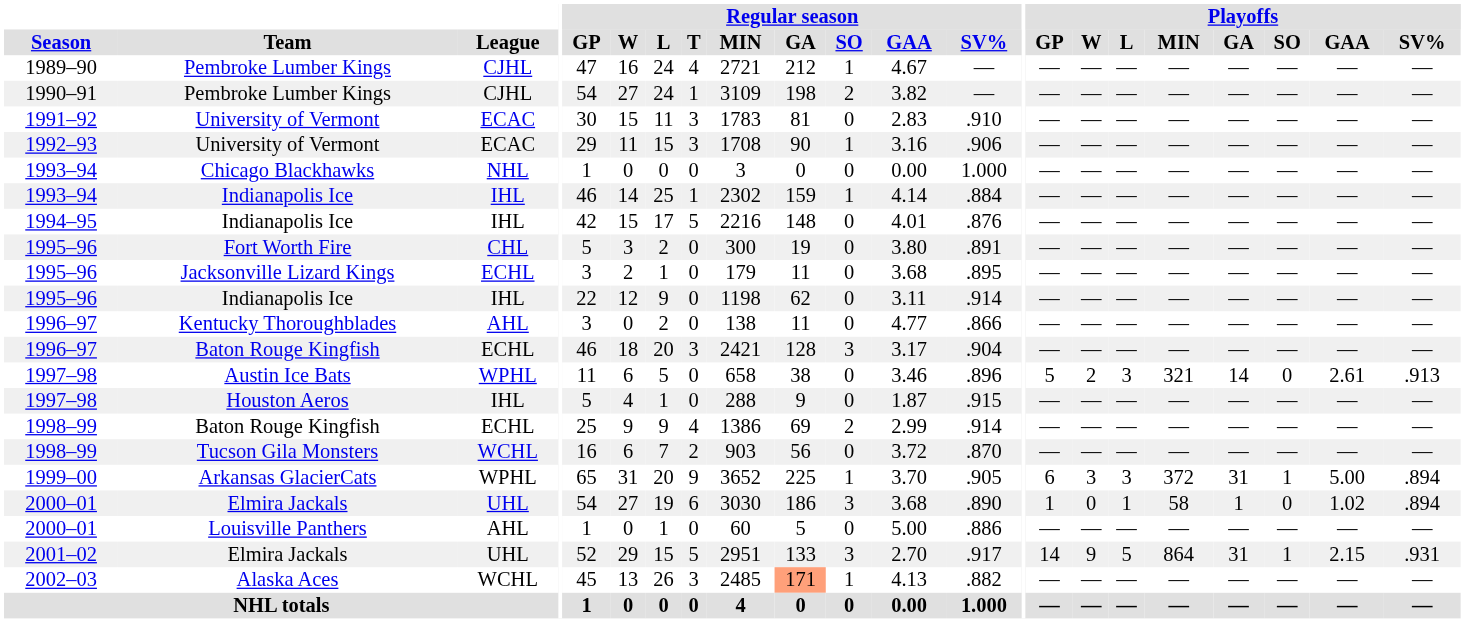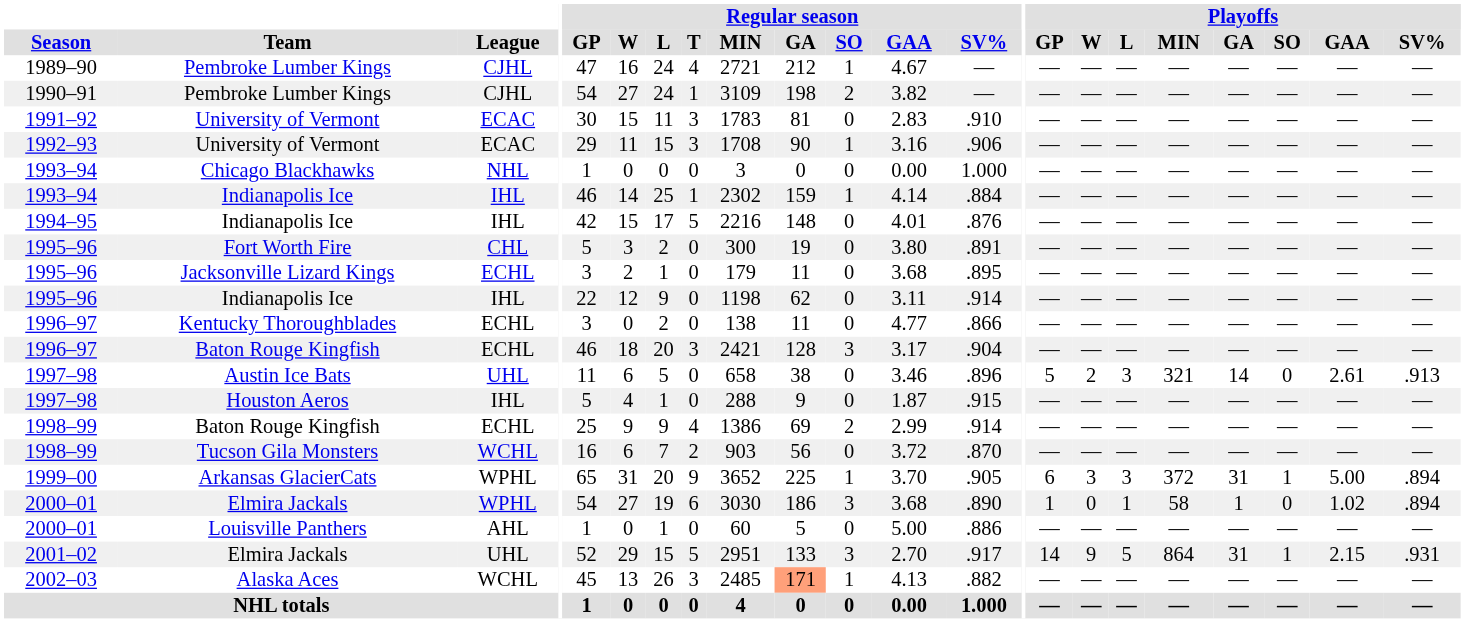(508, 323) AHL -> (508, 323) ECHL
(508, 375) WPHL -> (508, 375) UHL
(508, 503) UHL -> (508, 503) WPHL
